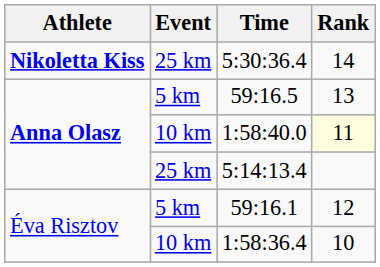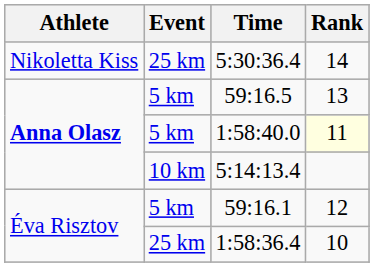(77, 60) bold -> (74, 60) normal
(183, 133) 10 km -> (171, 133) 5 km
(183, 170) 25 km -> (177, 170) 10 km
(183, 244) 10 km -> (177, 244) 25 km
